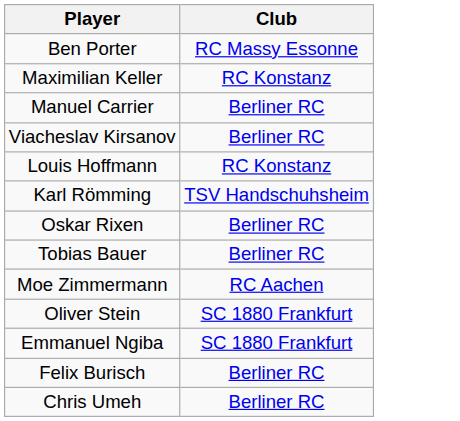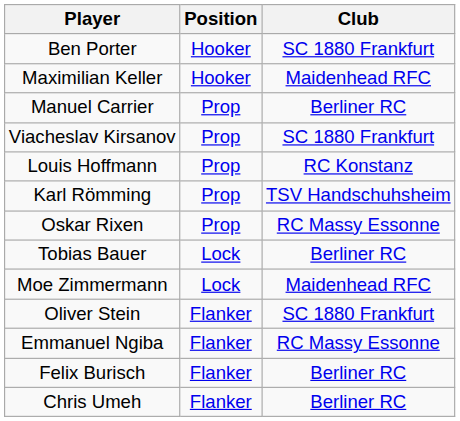+ column: (221, 19)
(277, 48) RC Massy Essonne -> (358, 48) SC 1880 Frankfurt
(277, 78) RC Konstanz -> (358, 78) Maidenhead RFC
(277, 136) Berliner RC -> (358, 136) SC 1880 Frankfurt
(277, 225) Berliner RC -> (358, 225) RC Massy Essonne
(277, 284) RC Aachen -> (358, 284) Maidenhead RFC
(277, 343) SC 1880 Frankfurt -> (358, 343) RC Massy Essonne
